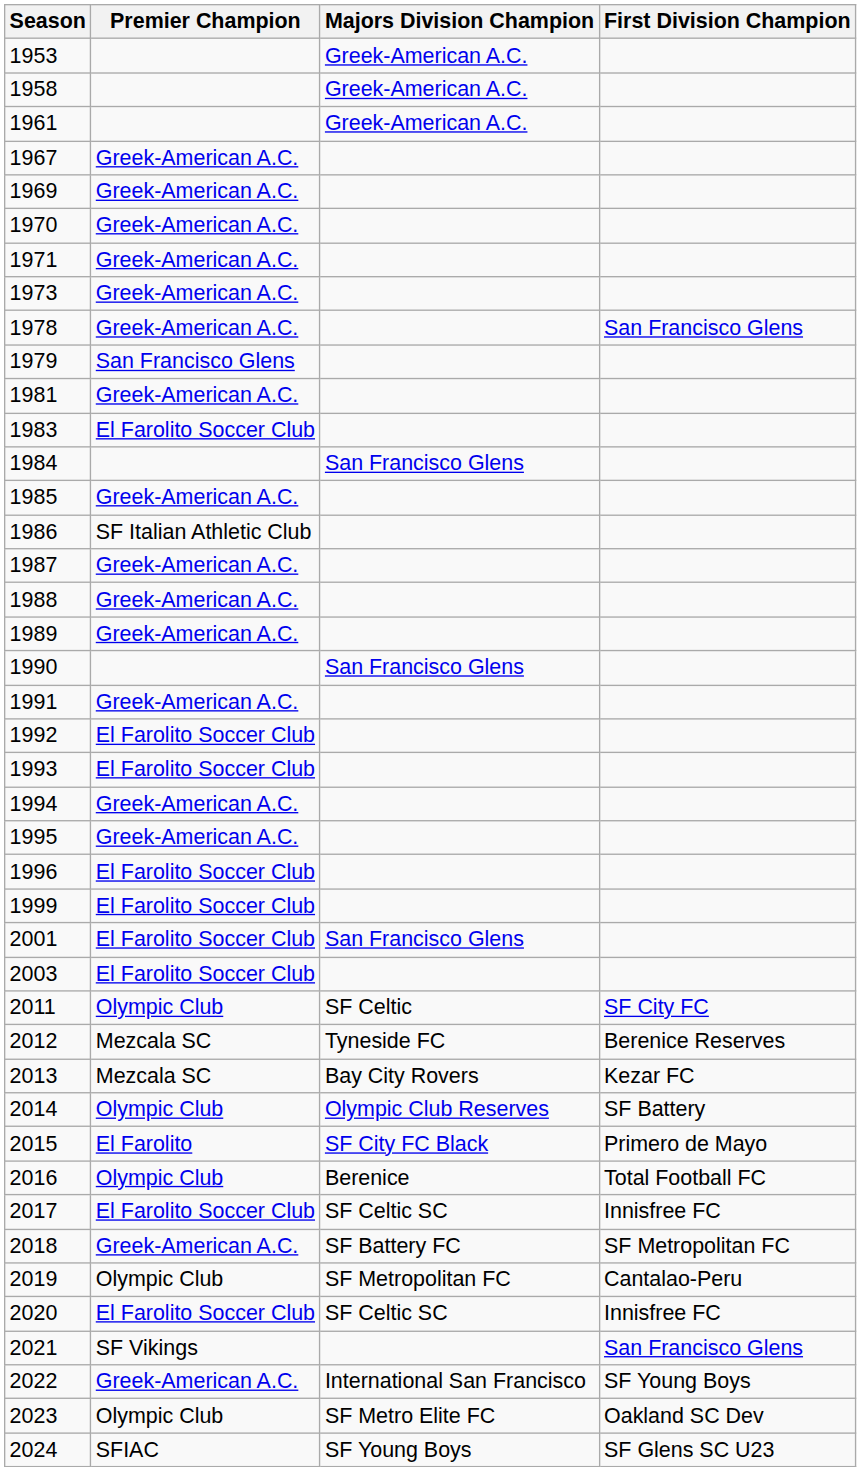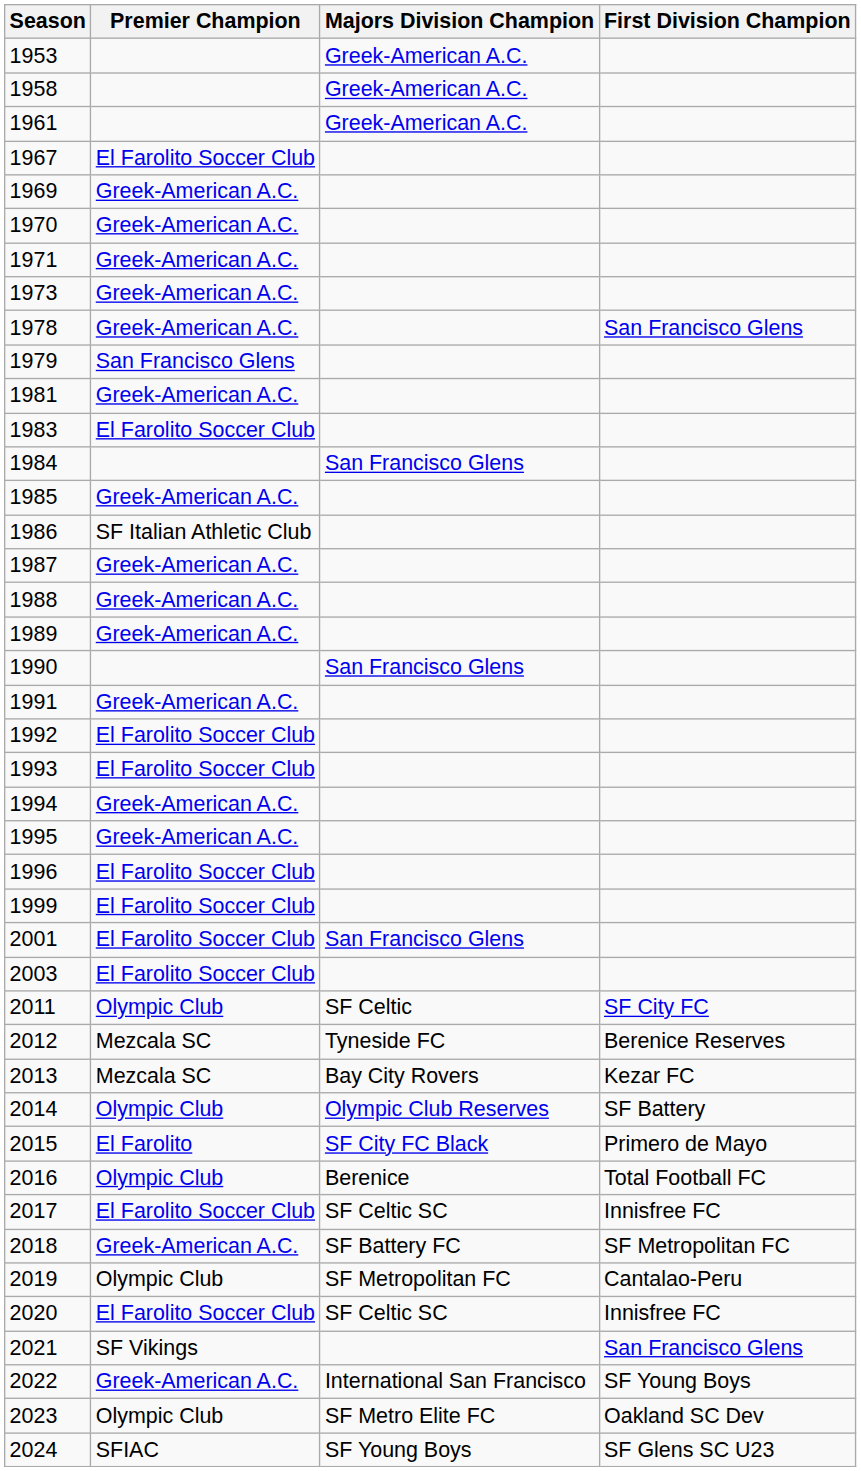(197, 157) Greek-American A.C. -> (205, 157) El Farolito Soccer Club
